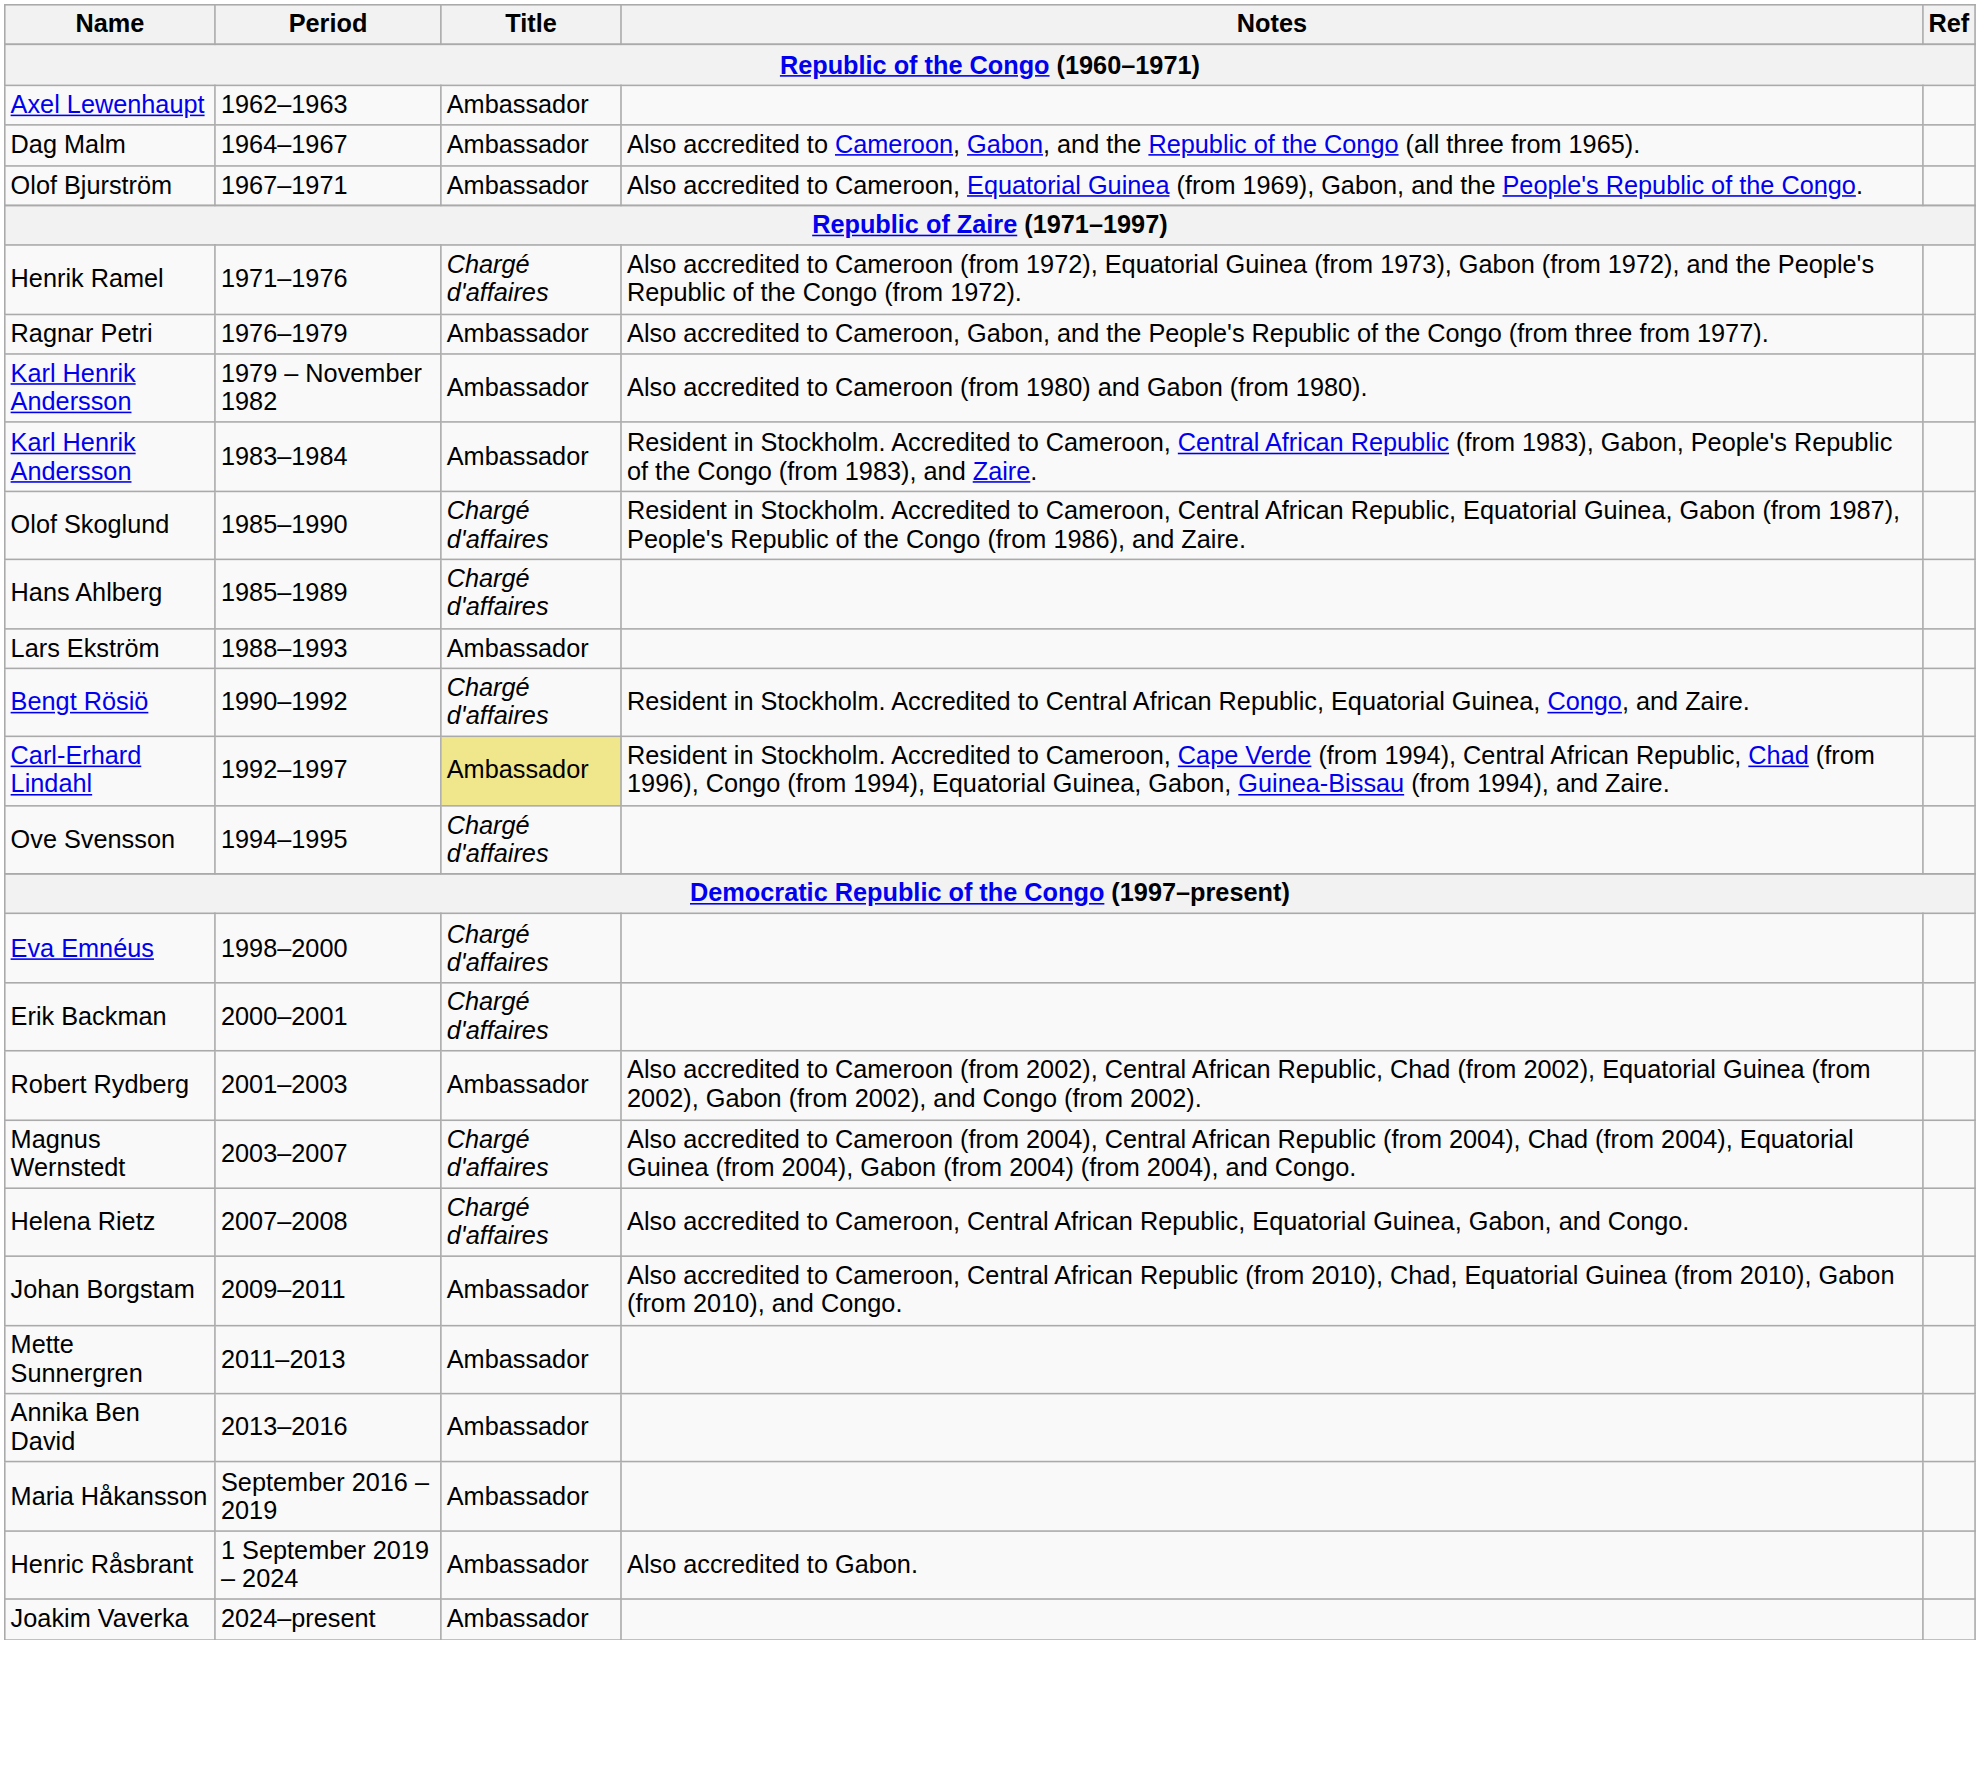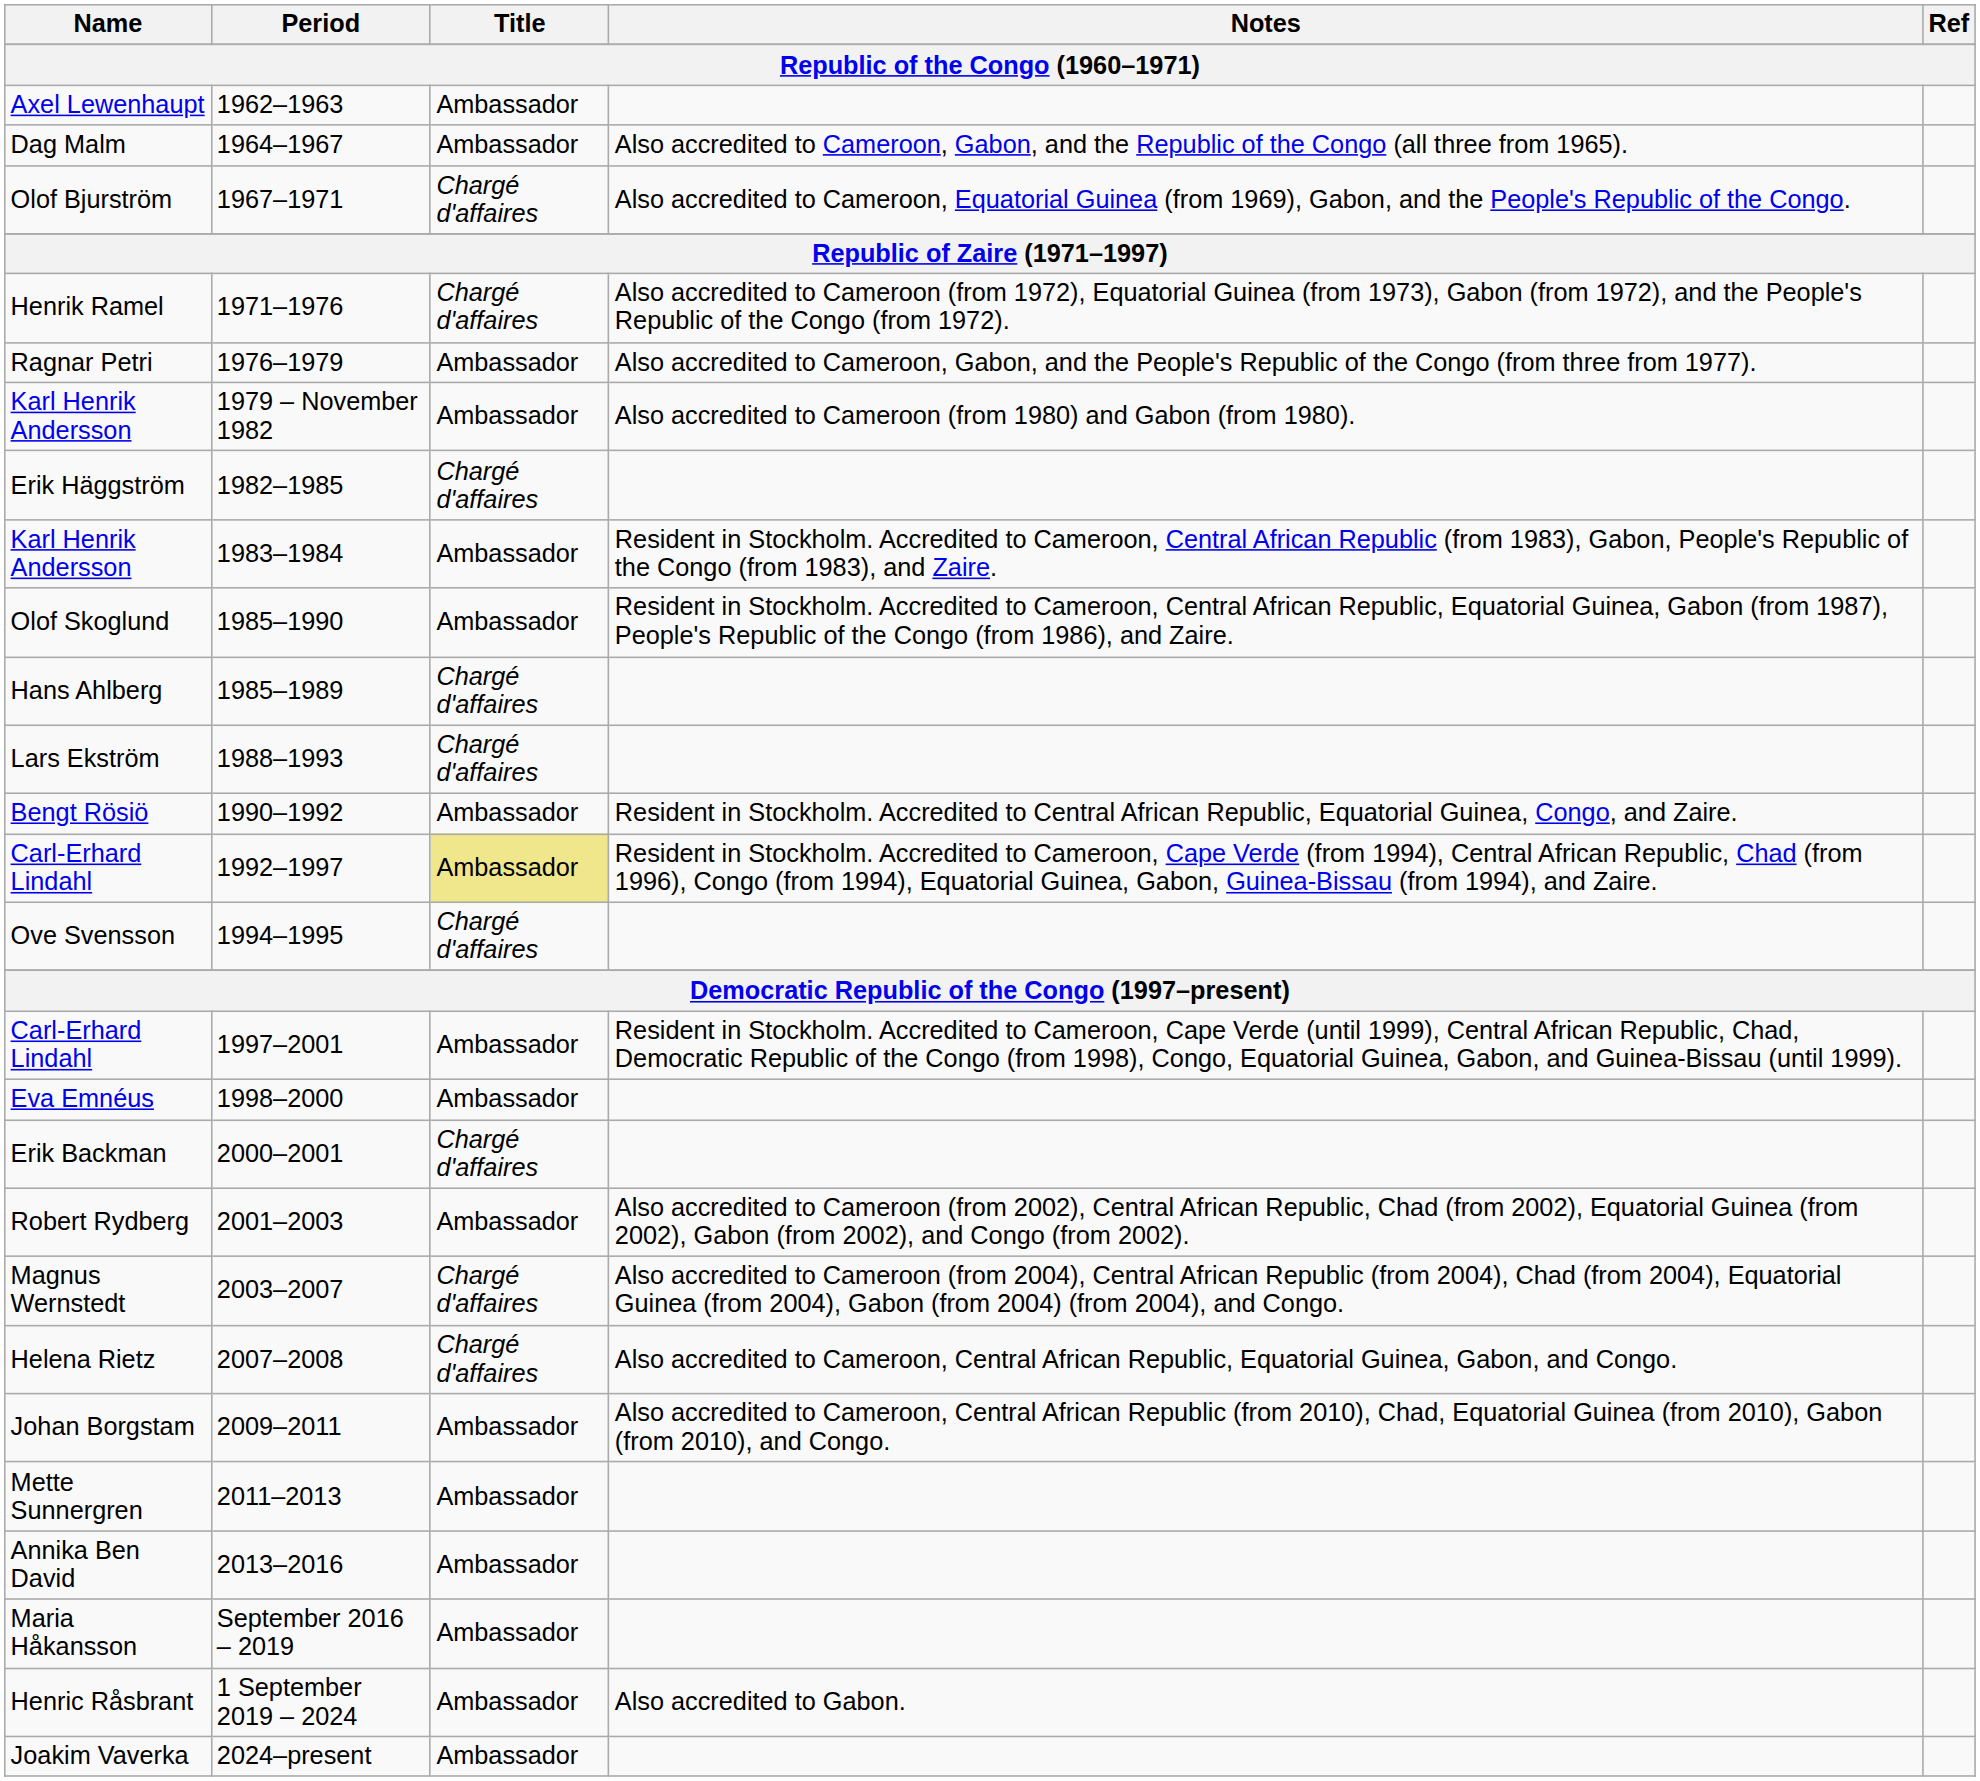(518, 184) Ambassador -> (487, 199) Chargé d'affaires
+ row: (98, 484)
(498, 525) Chargé d'affaires -> (507, 621) Ambassador
(518, 647) Ambassador -> (487, 759) Chargé d'affaires
(498, 702) Chargé d'affaires -> (507, 813) Ambassador
+ row: (76, 1044)
(498, 947) Chargé d'affaires -> (507, 1099) Ambassador
